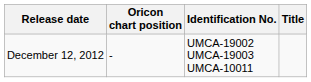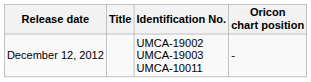columns swapped: (293, 19) <-> (145, 19)
